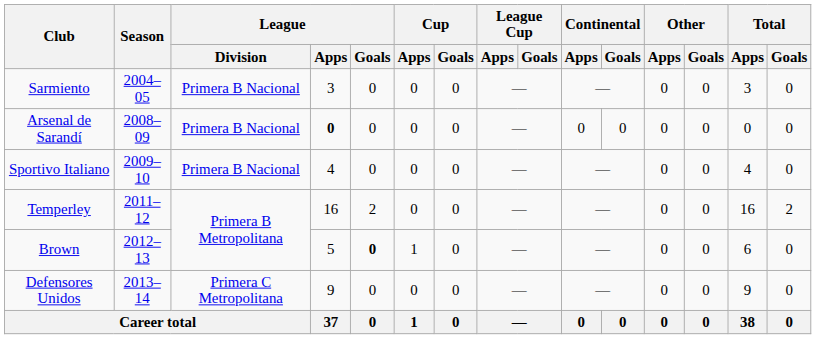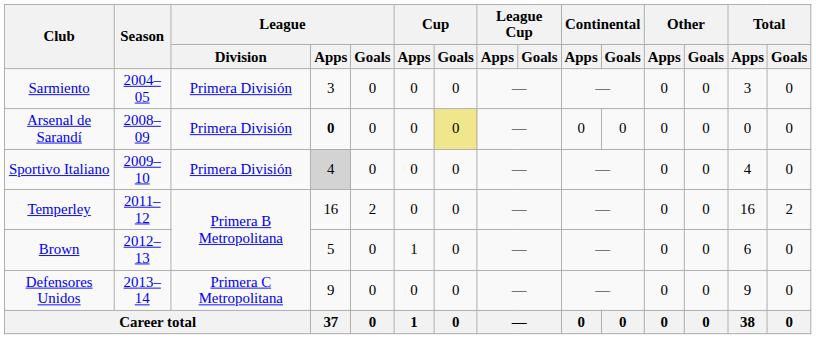(241, 88) Primera B Nacional -> (241, 88) Primera División
(241, 128) Primera B Nacional -> (241, 128) Primera División
(456, 128) no background -> (456, 128) khaki background
(241, 169) Primera B Nacional -> (241, 169) Primera División
(331, 169) no background -> (331, 169) lightgrey background
(372, 249) bold -> (372, 249) normal
